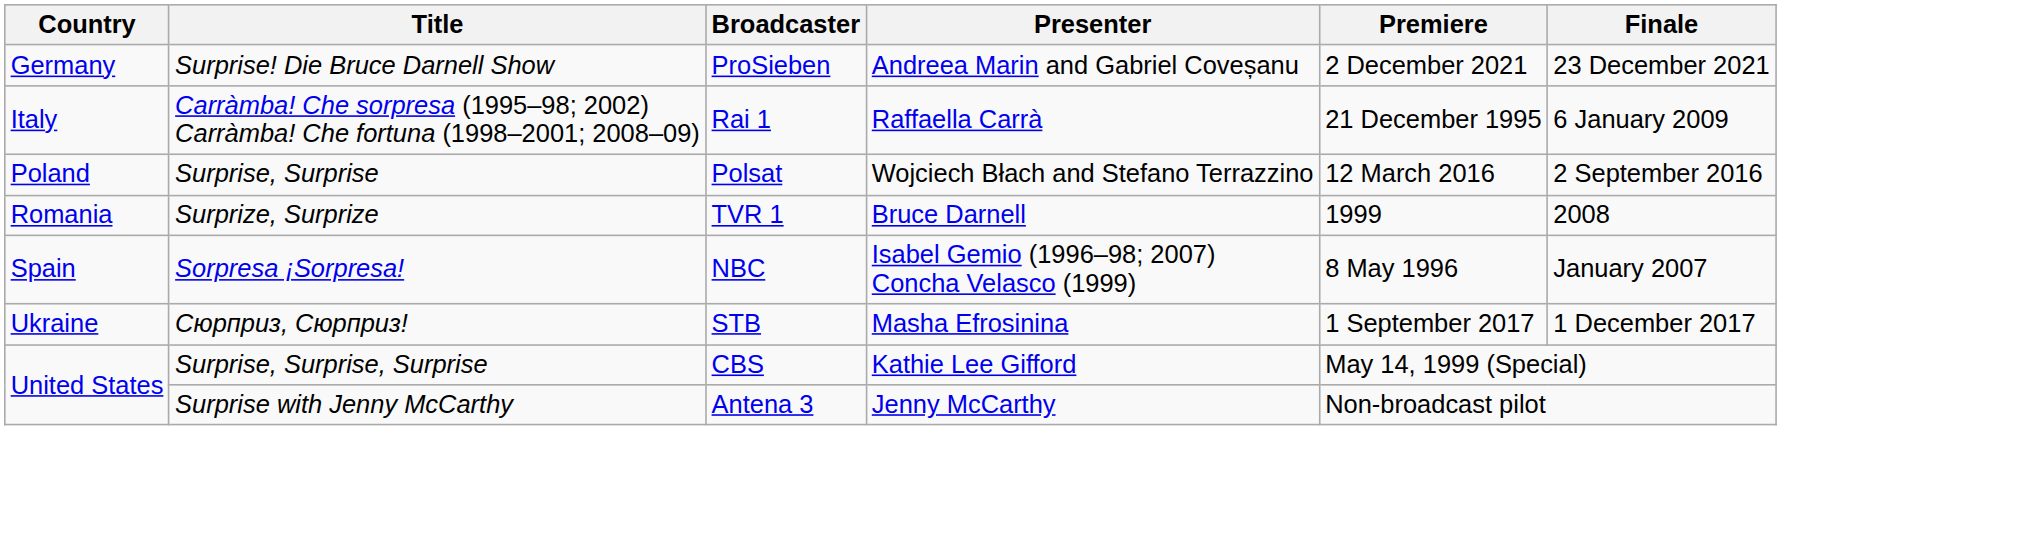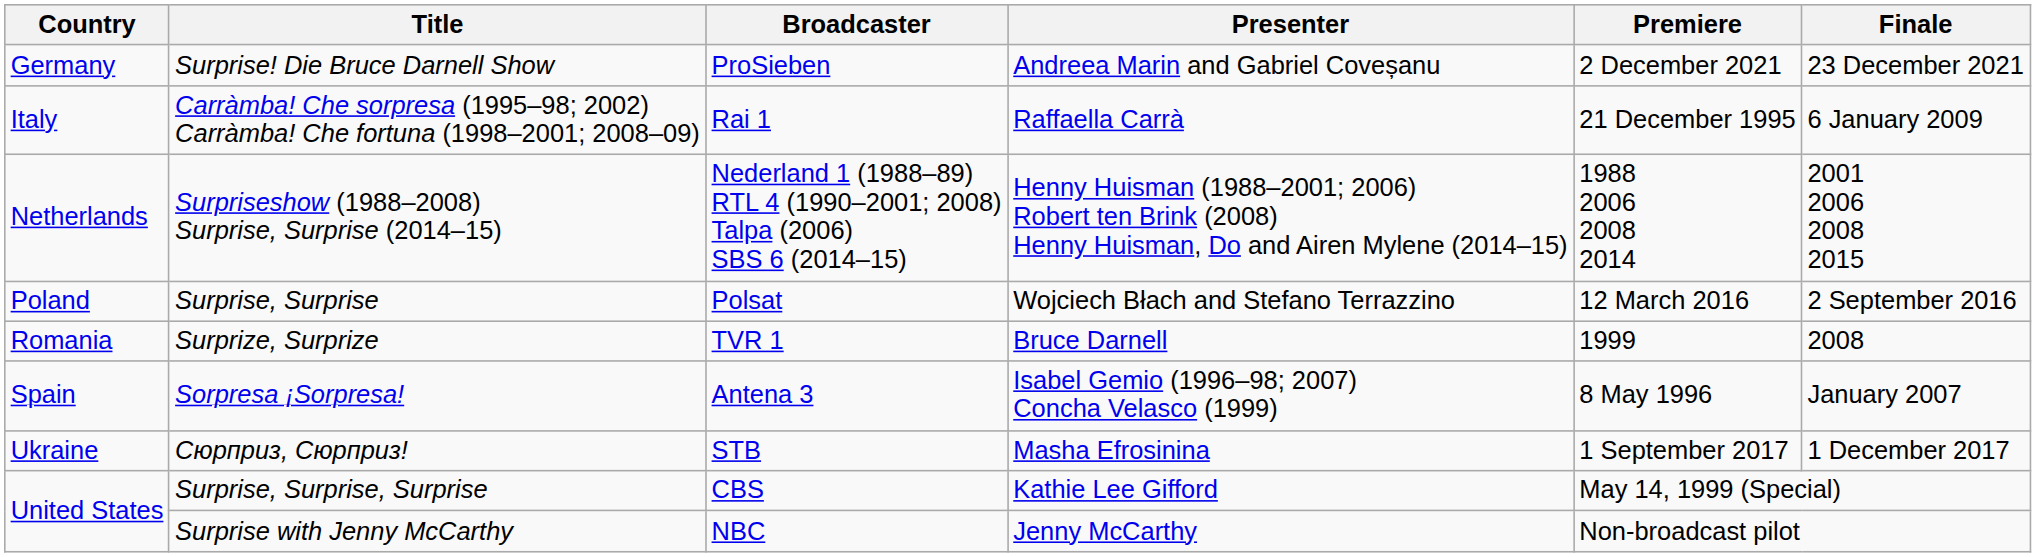+ row: (338, 217)
(738, 269) NBC -> (763, 395) Antena 3
(763, 404) Antena 3 -> (738, 530) NBC
